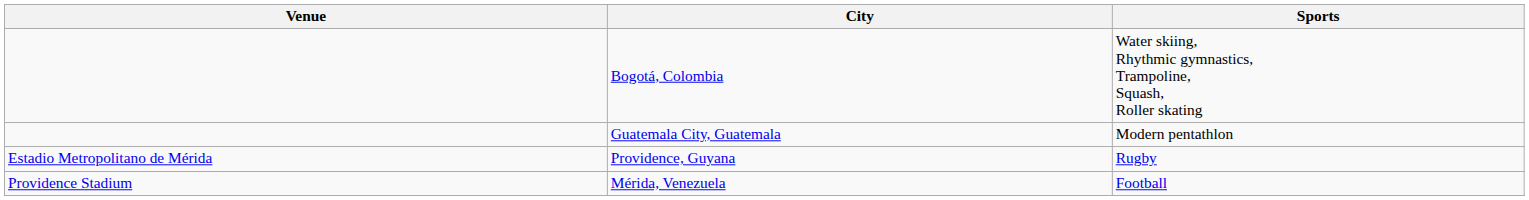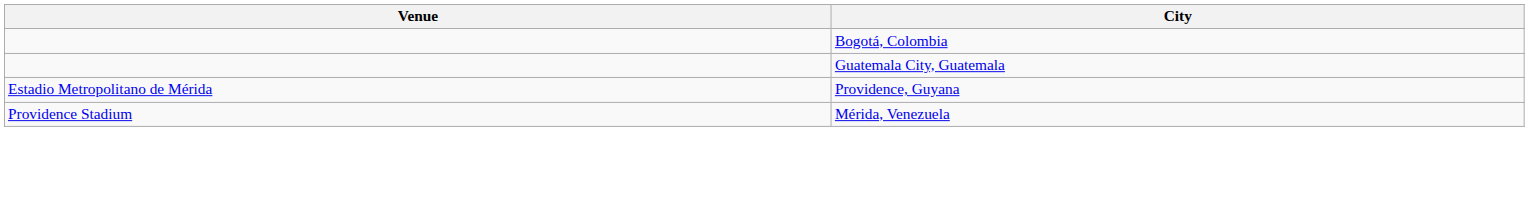- column: (1318, 16)
